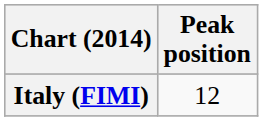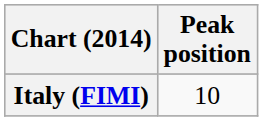(207, 94) 12 -> (207, 94) 10
